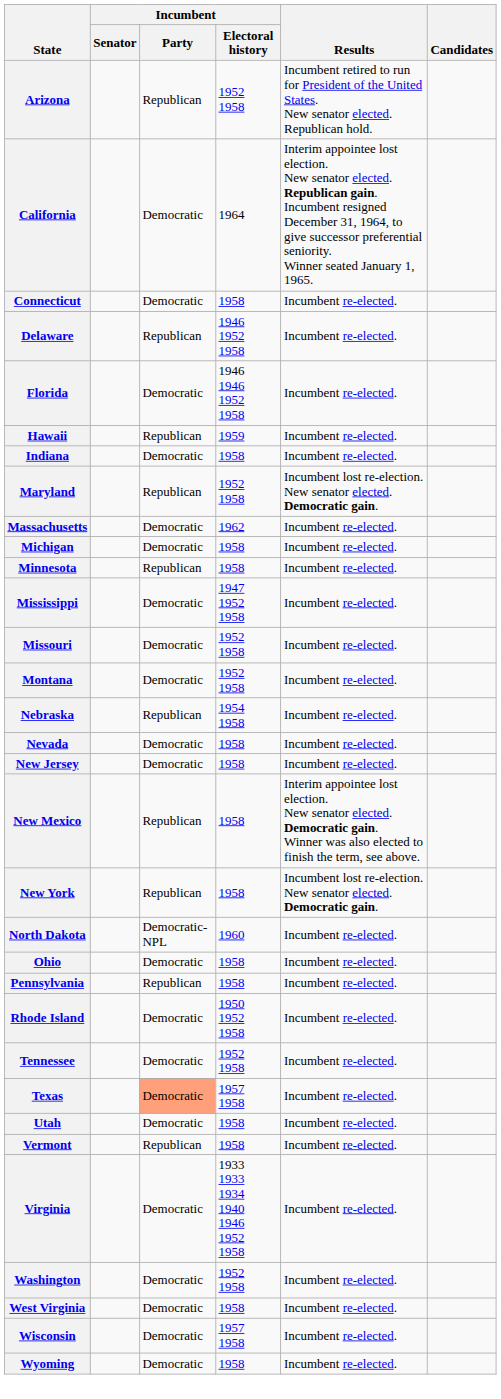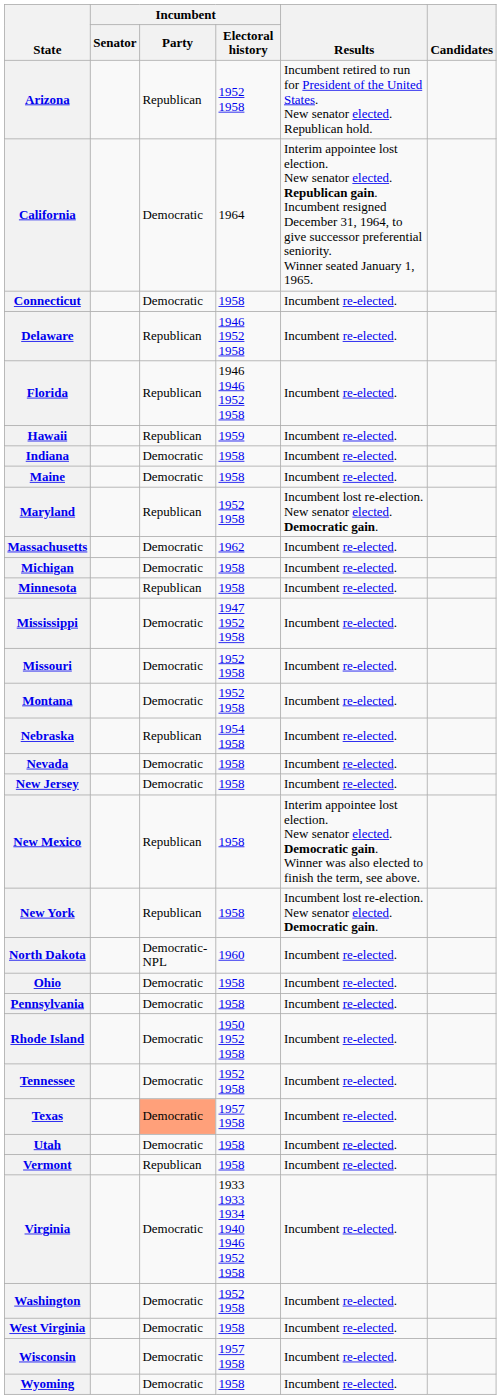(173, 393) Democratic -> (172, 393) Republican
+ row: (47, 476)
(172, 983) Republican -> (173, 1003) Democratic
